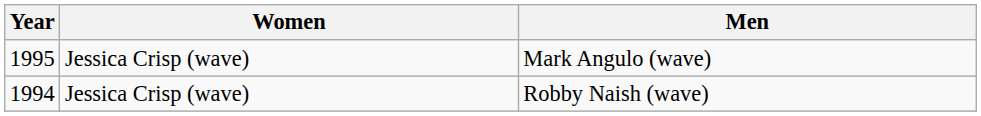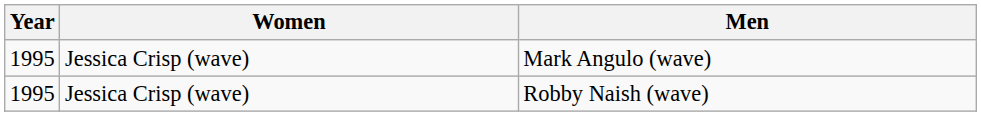(32, 93) 1994 -> (32, 93) 1995
